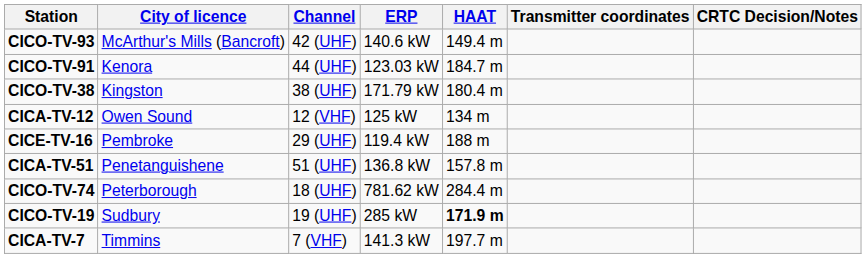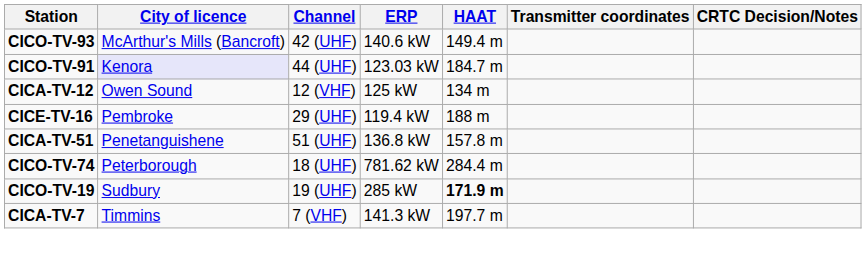(127, 66) no background -> (127, 66) lavender background
- row: (51, 91)
